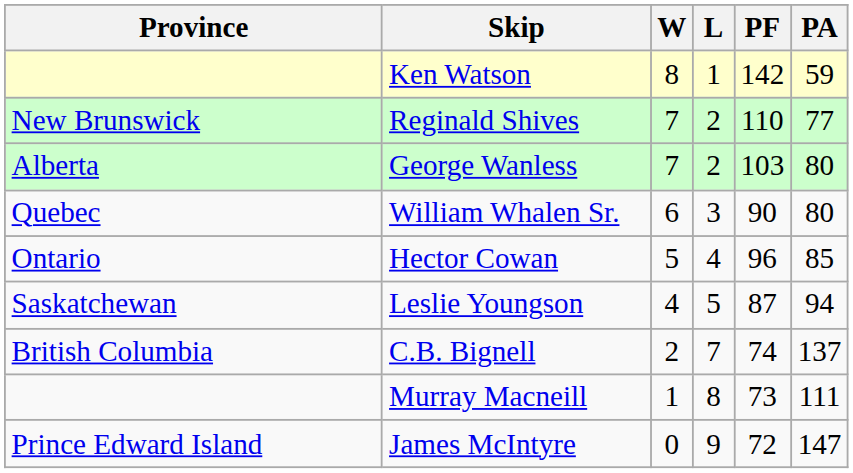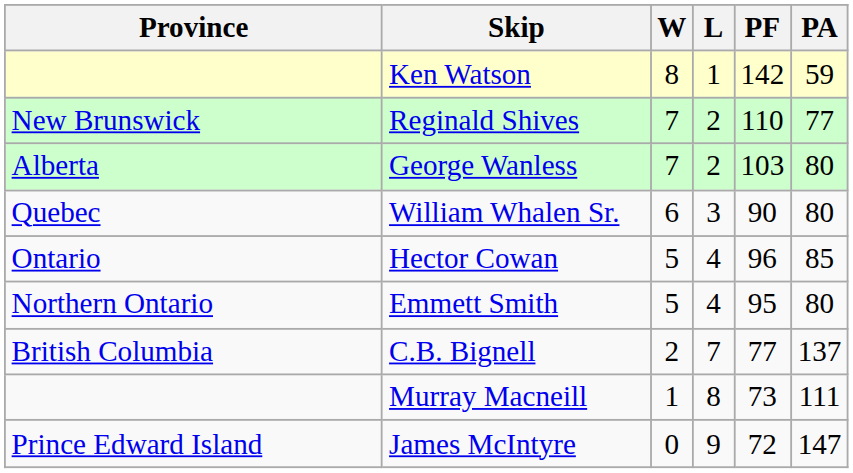+ row: (474, 304)
- row: (486, 304)
(762, 350) 74 -> (762, 350) 77
